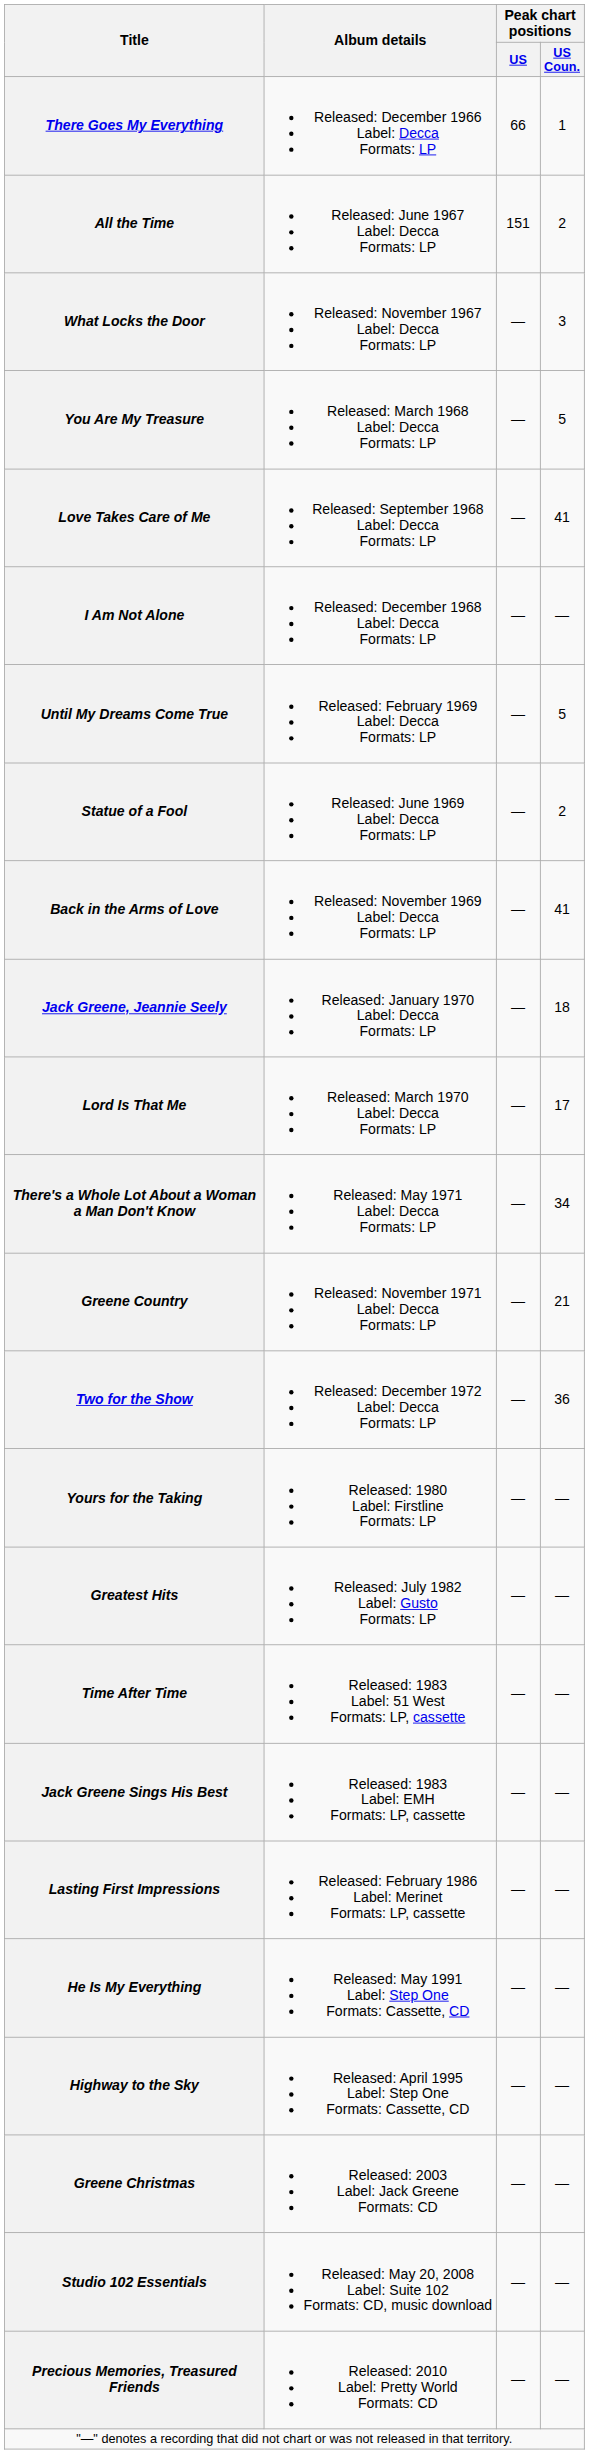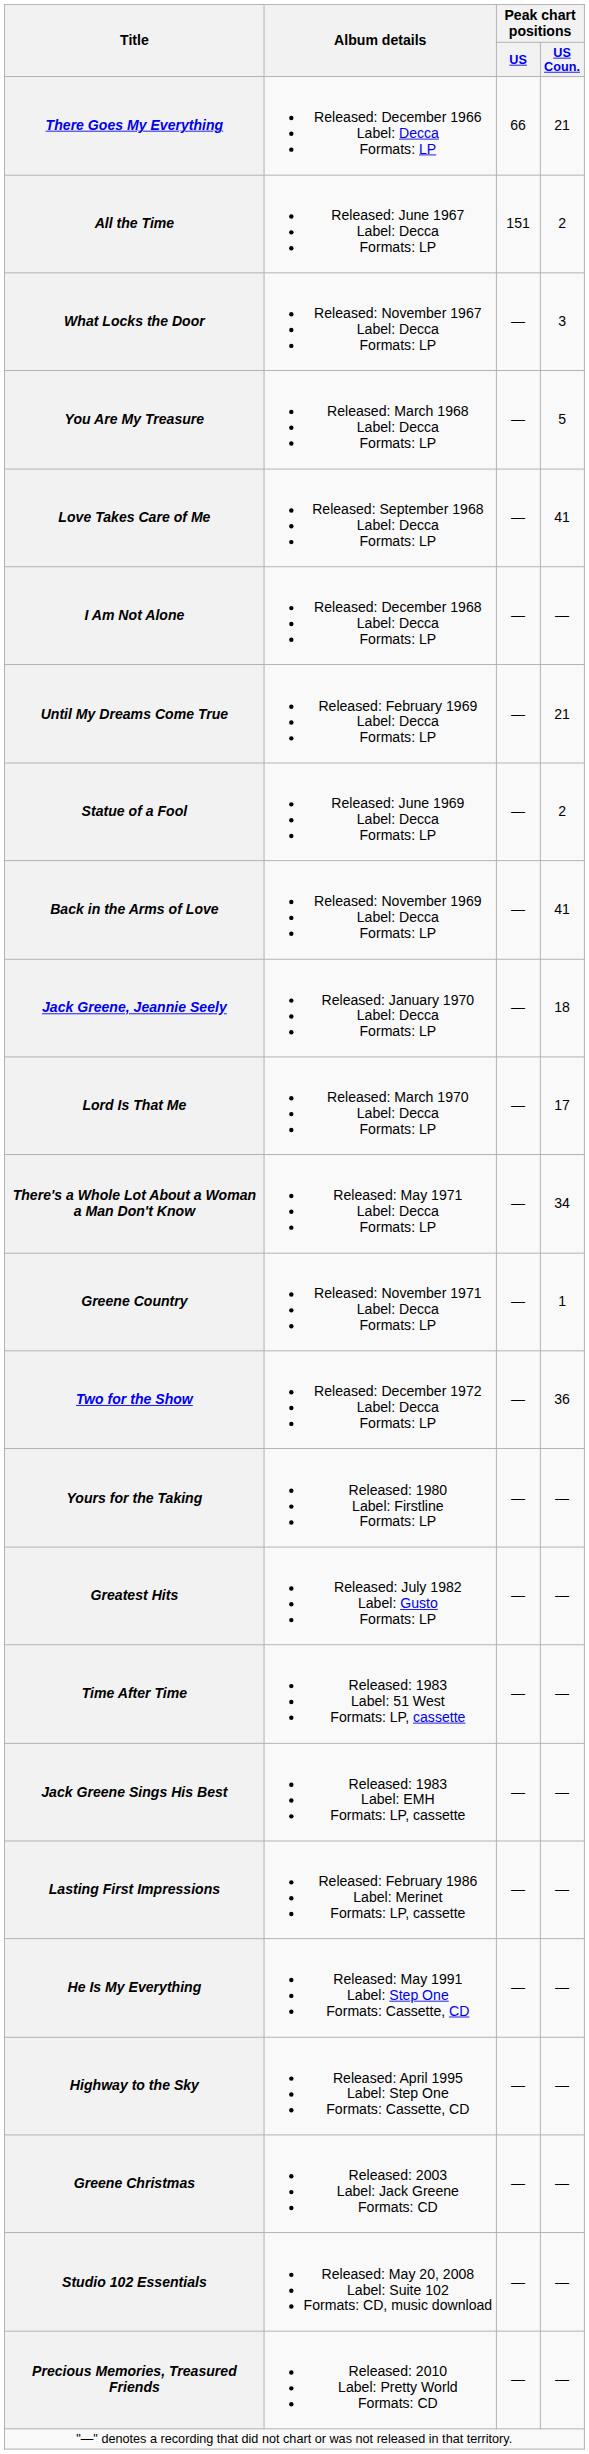(562, 125) 1 -> (562, 125) 21
(562, 713) 5 -> (562, 713) 21
(562, 1301) 21 -> (562, 1301) 1
